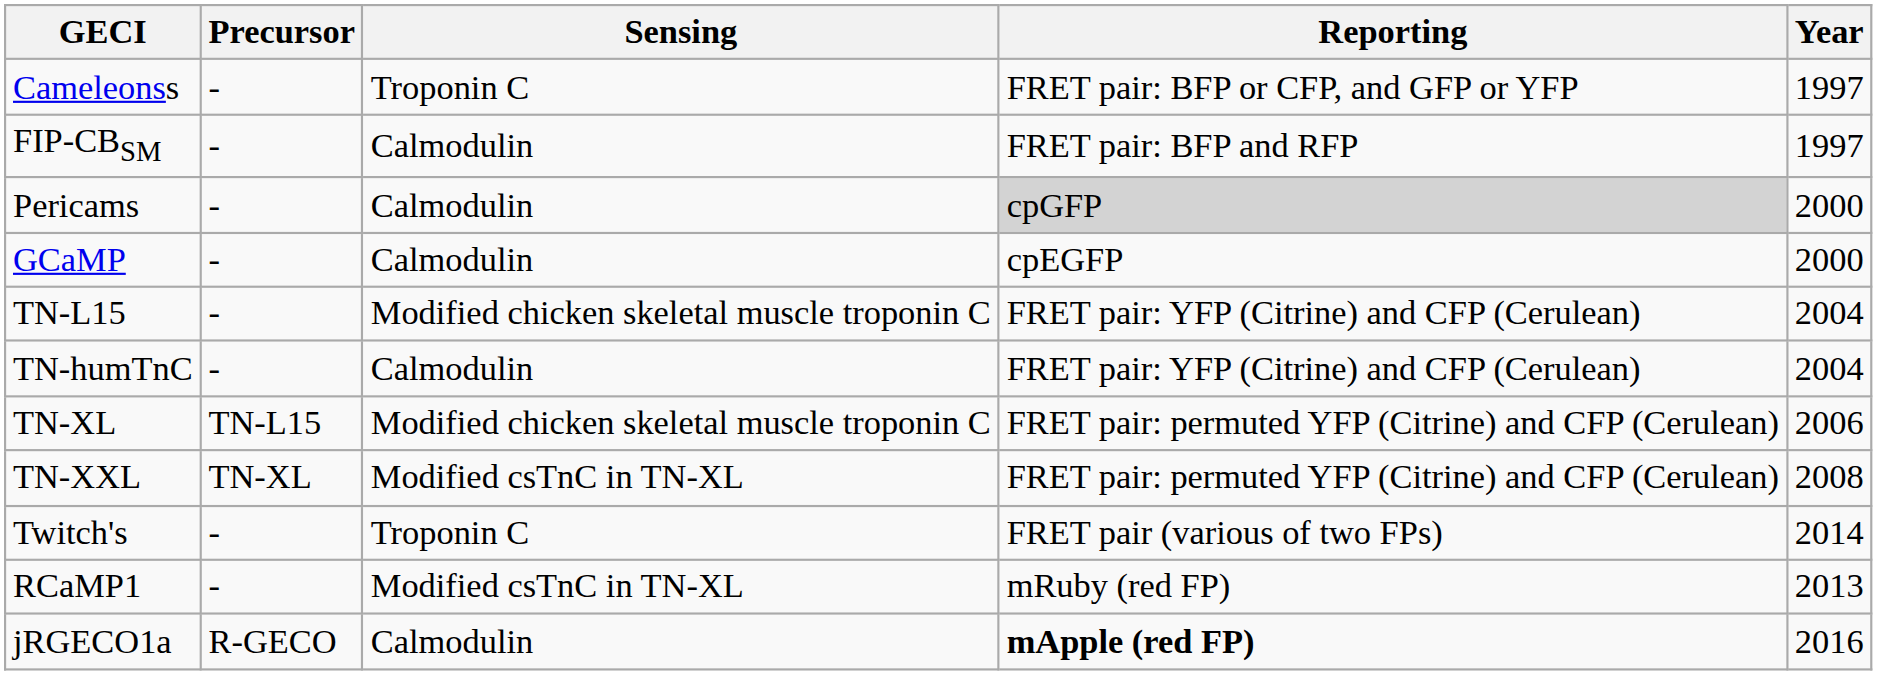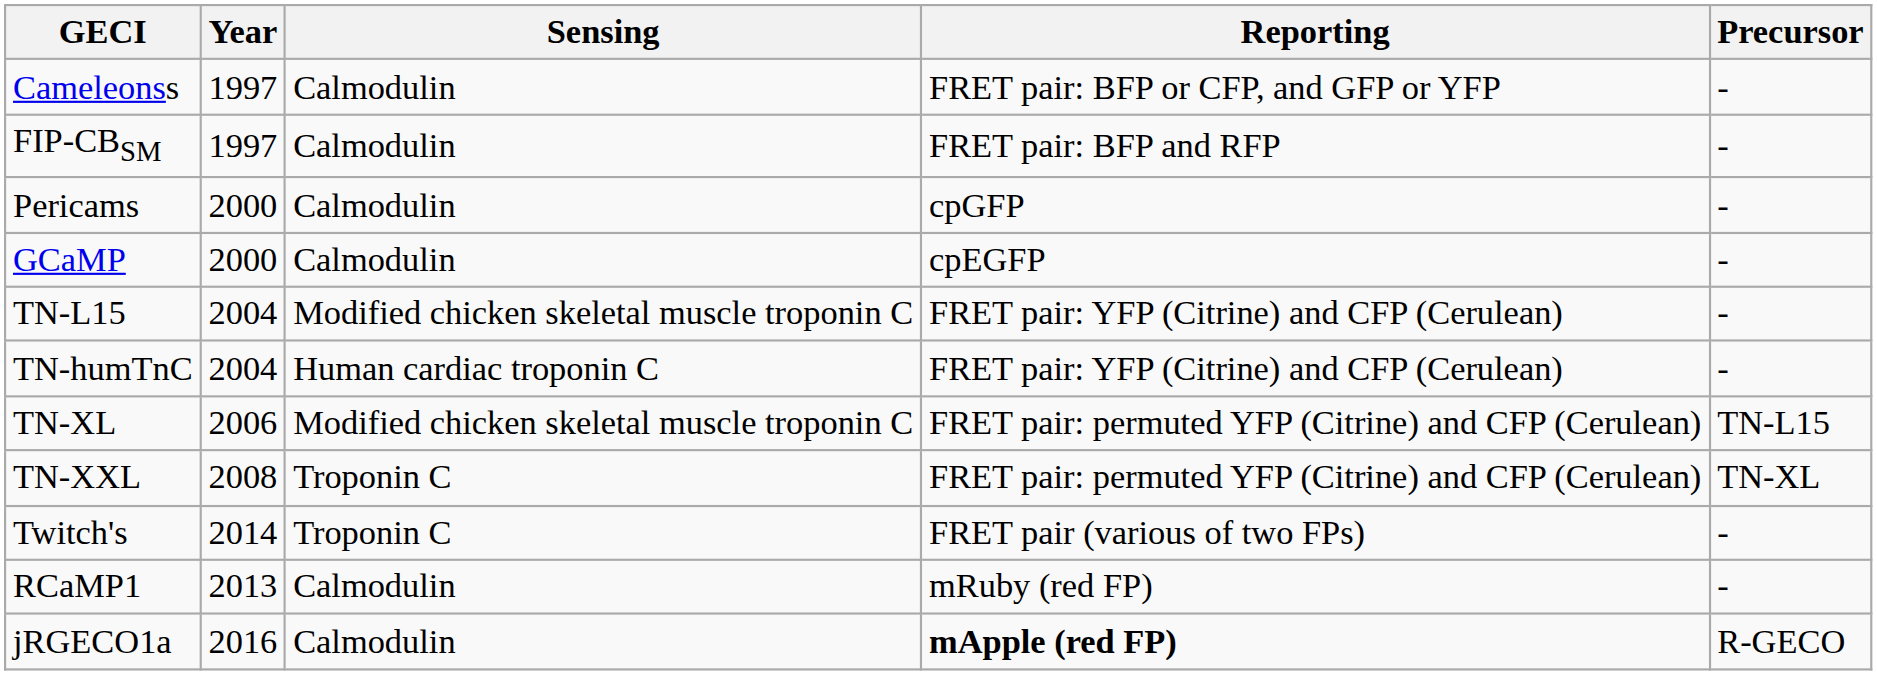columns swapped: (1829, 31) <-> (282, 31)
(450, 86) Troponin C -> (374, 86) Calmodulin
(1054, 204) lightgrey background -> (977, 204) no background
(452, 368) Calmodulin -> (476, 368) Human cardiac troponin C
(557, 477) Modified csTnC in TN-XL -> (372, 477) Troponin C
(557, 586) Modified csTnC in TN-XL -> (374, 586) Calmodulin
